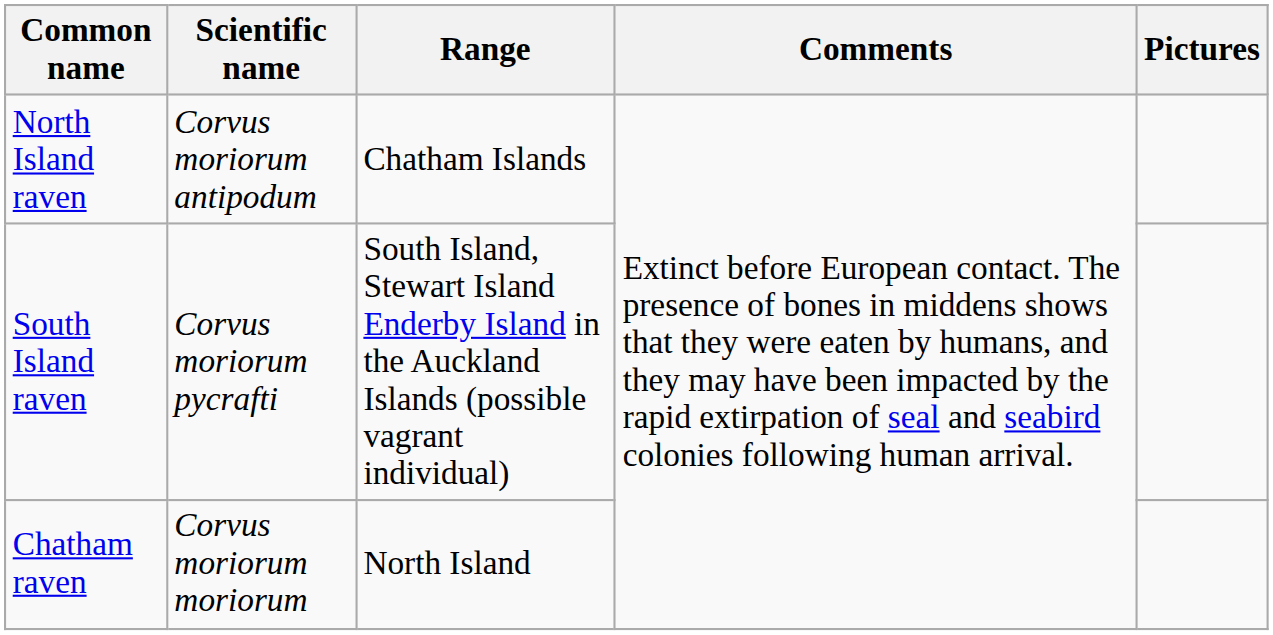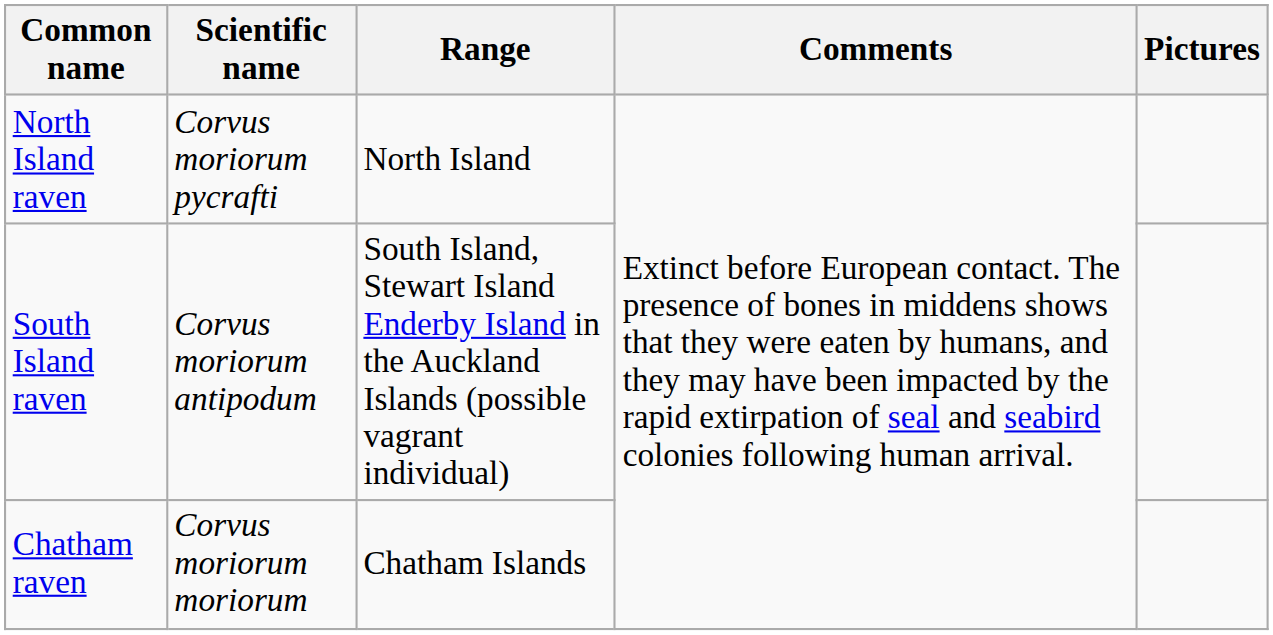(246, 158) Corvus moriorum antipodum -> (241, 158) Corvus moriorum pycrafti
(475, 158) Chatham Islands -> (447, 158) North Island
(241, 361) Corvus moriorum pycrafti -> (246, 361) Corvus moriorum antipodum
(447, 563) North Island -> (475, 563) Chatham Islands
